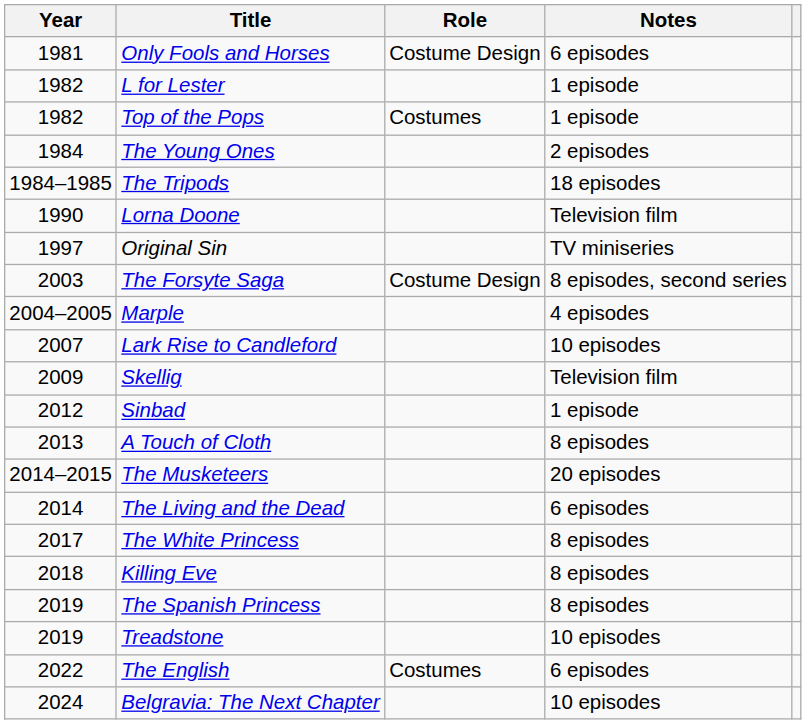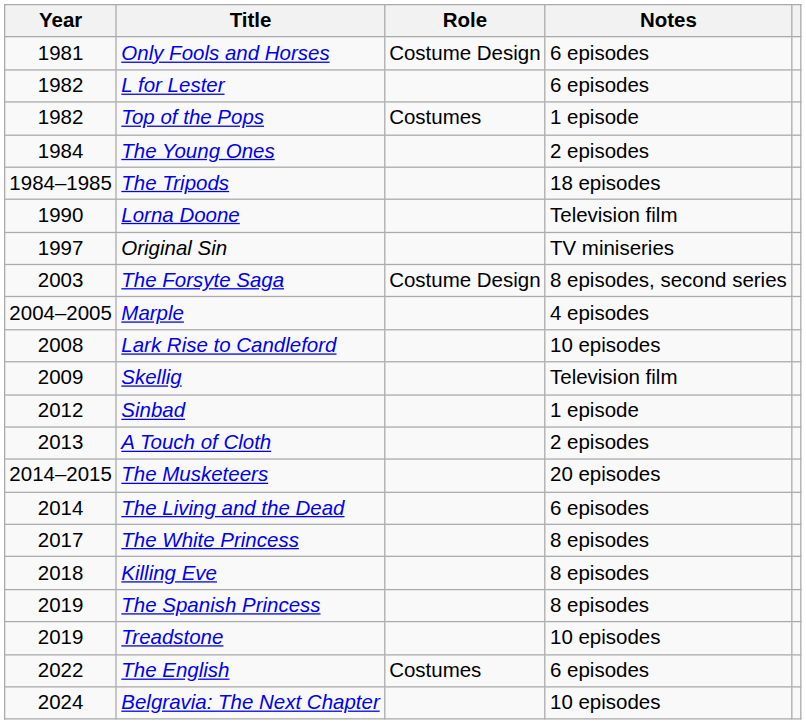(594, 85) 1 episode -> (600, 85) 6 episodes
(61, 345) 2007 -> (61, 345) 2008
(600, 442) 8 episodes -> (600, 442) 2 episodes
